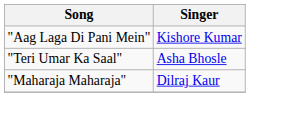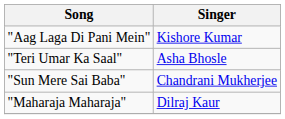+ row: (67, 80)
